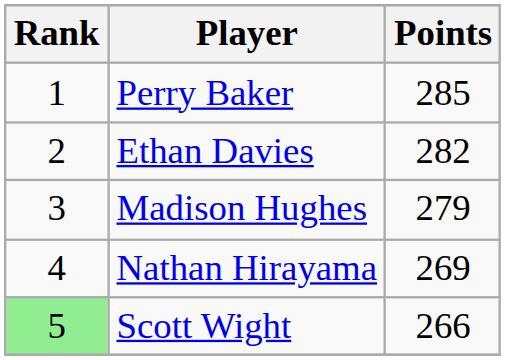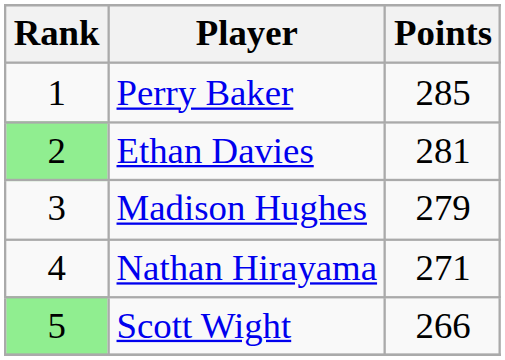(57, 150) no background -> (57, 150) lightgreen background
(443, 150) 282 -> (443, 150) 281
(443, 267) 269 -> (443, 267) 271
